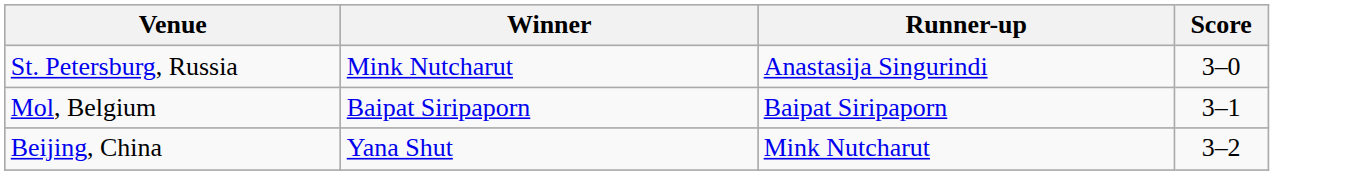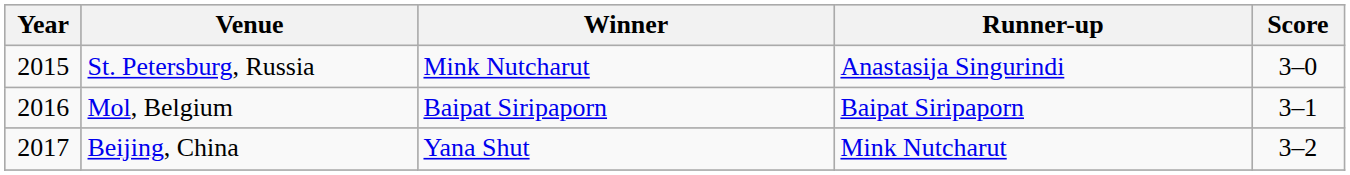+ column: (43, 25)
